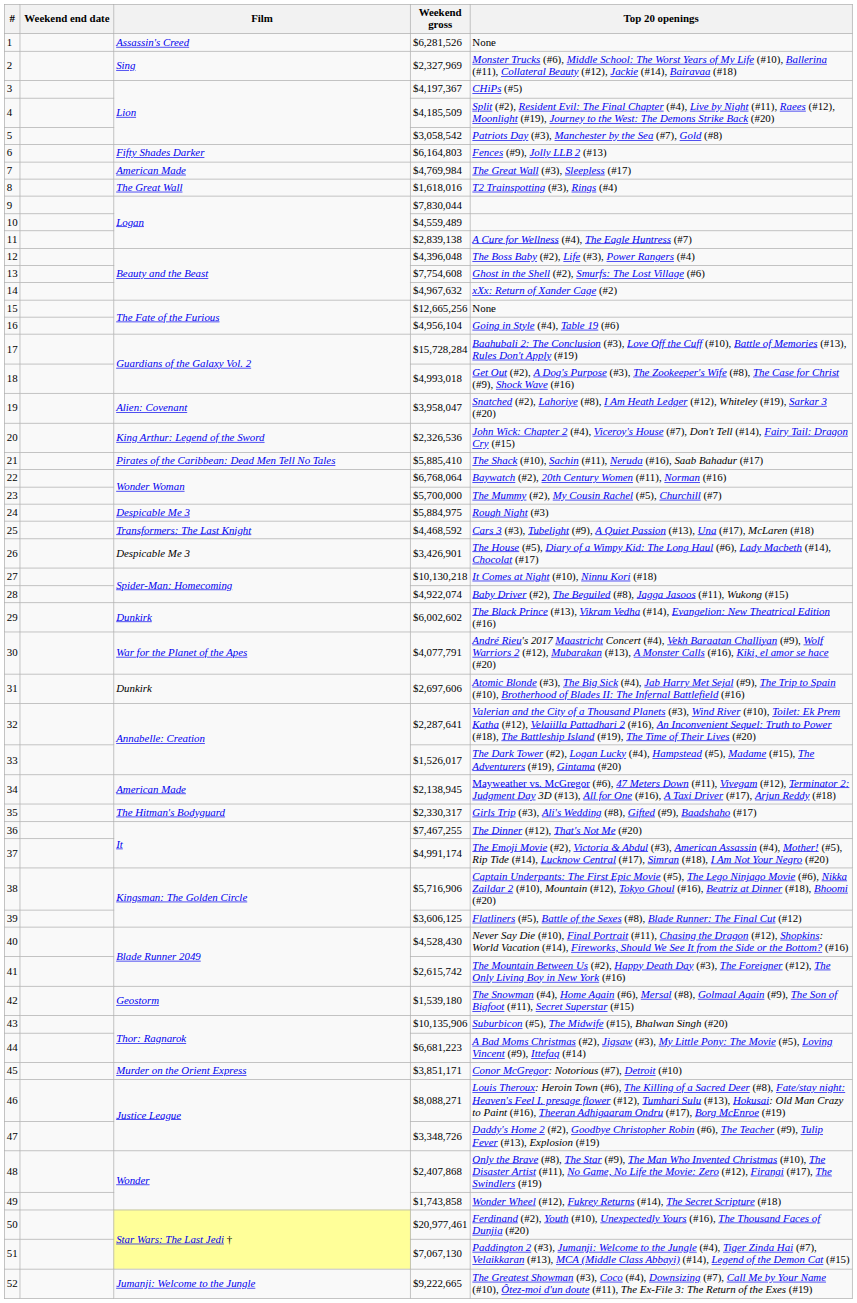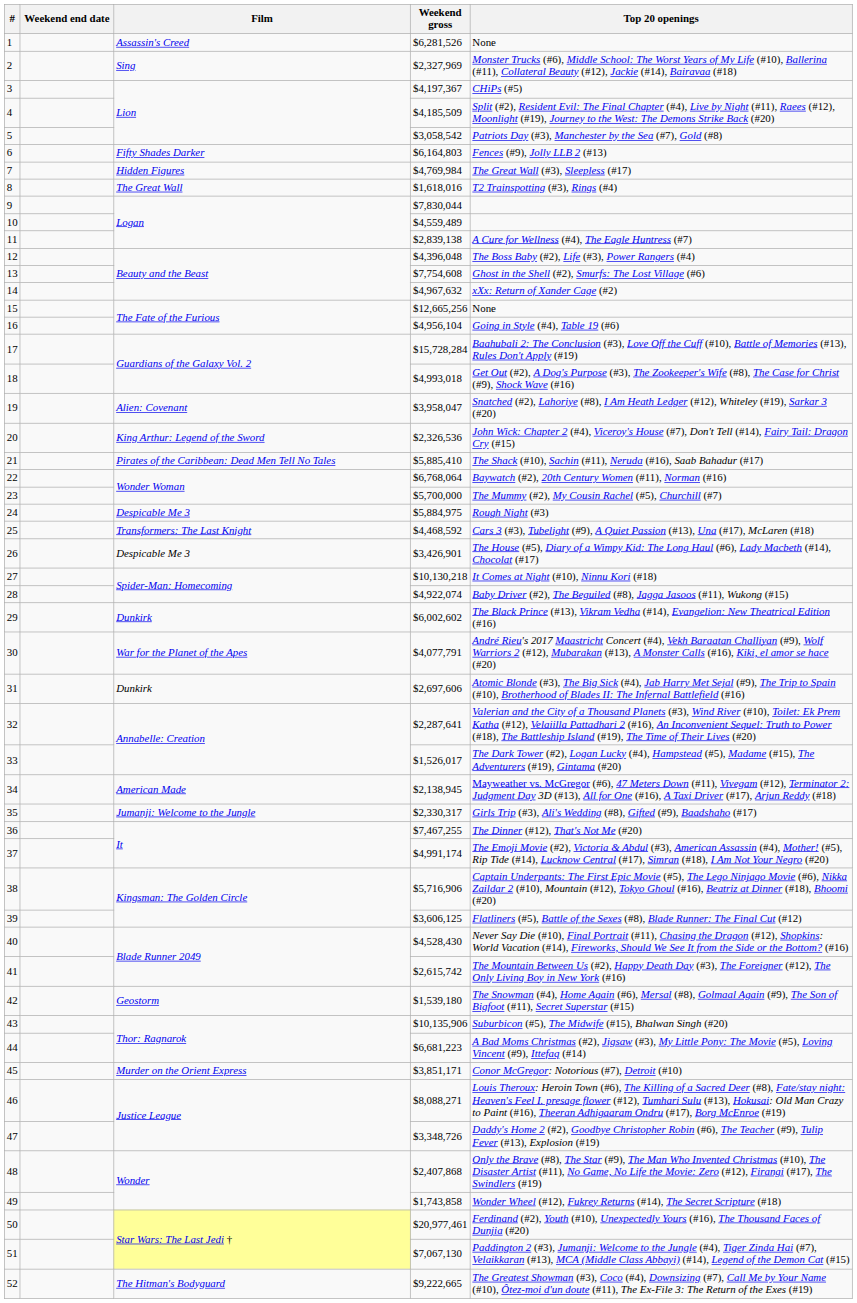(151, 170) American Made -> (150, 170) Hidden Figures
(171, 812) The Hitman's Bodyguard -> (186, 812) Jumanji: Welcome to the Jungle
(186, 1283) Jumanji: Welcome to the Jungle -> (171, 1283) The Hitman's Bodyguard
